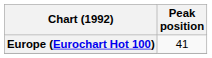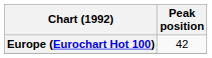(182, 44) 41 -> (182, 44) 42
